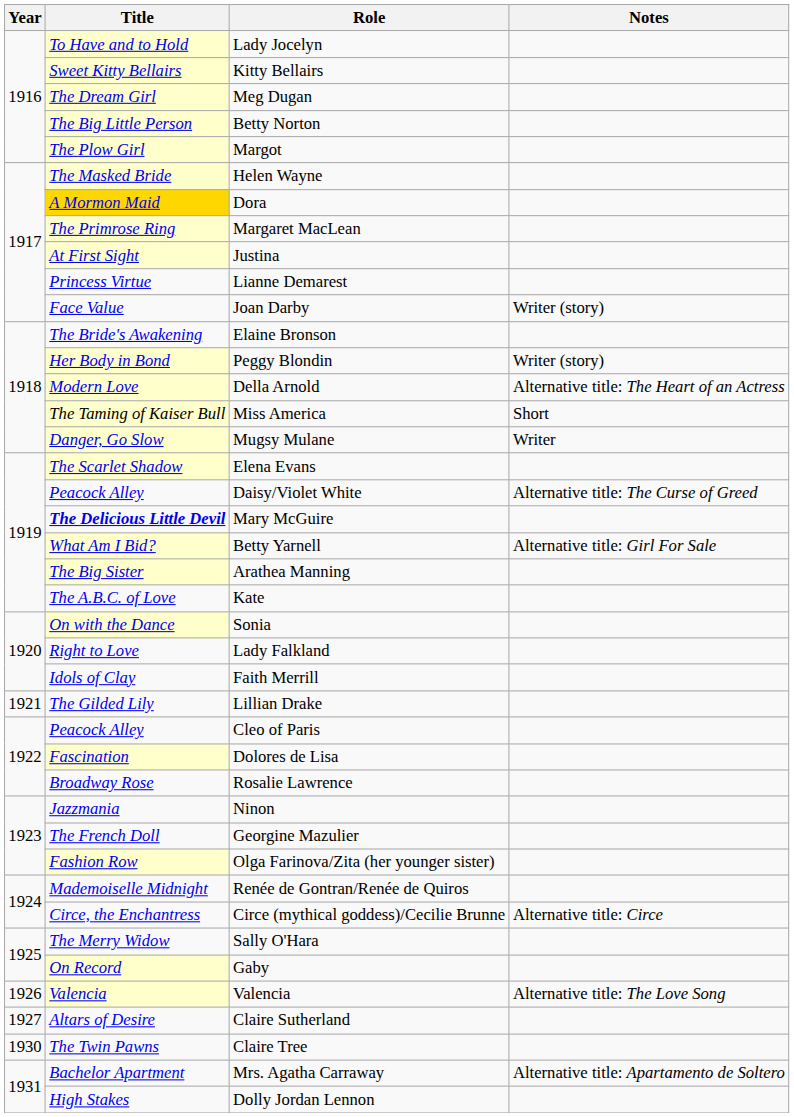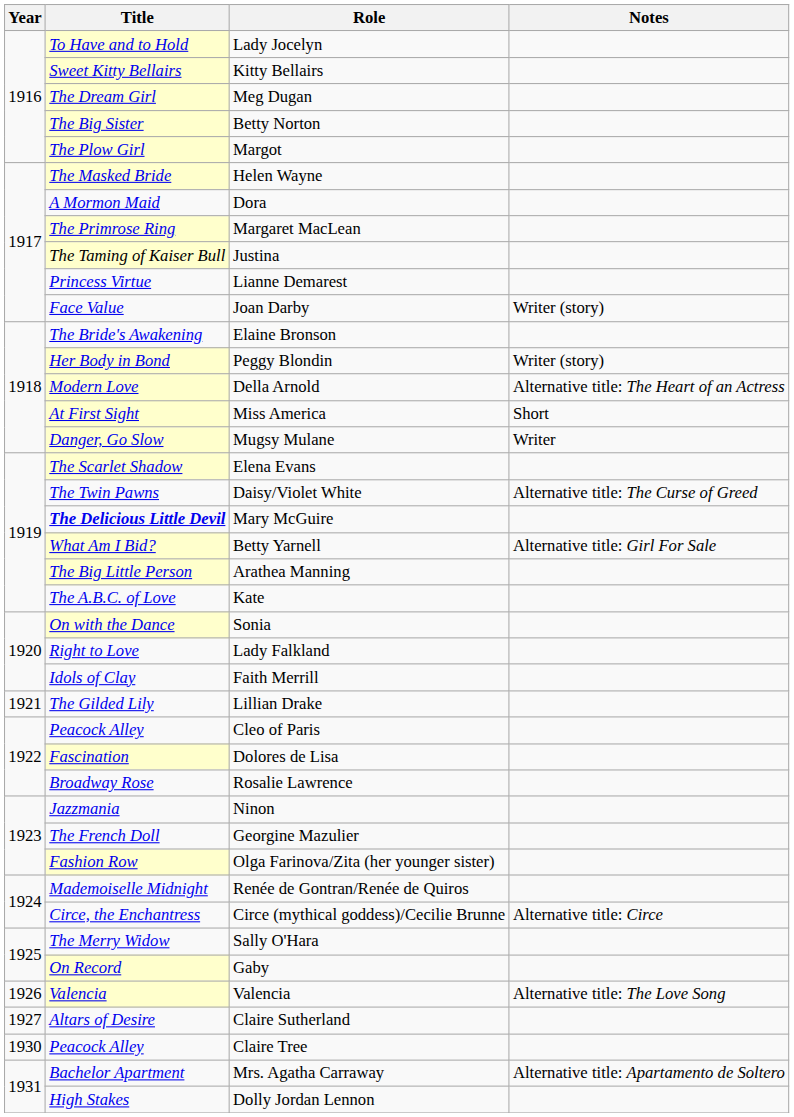(121, 123) The Big Little Person -> (96, 123) The Big Sister
(105, 202) gold background -> (105, 202) no background
(94, 255) At First Sight -> (137, 255) The Taming of Kaiser Bull
(137, 413) The Taming of Kaiser Bull -> (94, 413) At First Sight
(97, 492) Peacock Alley -> (104, 492) The Twin Pawns
(96, 571) The Big Sister -> (121, 571) The Big Little Person
(104, 1046) The Twin Pawns -> (97, 1046) Peacock Alley
